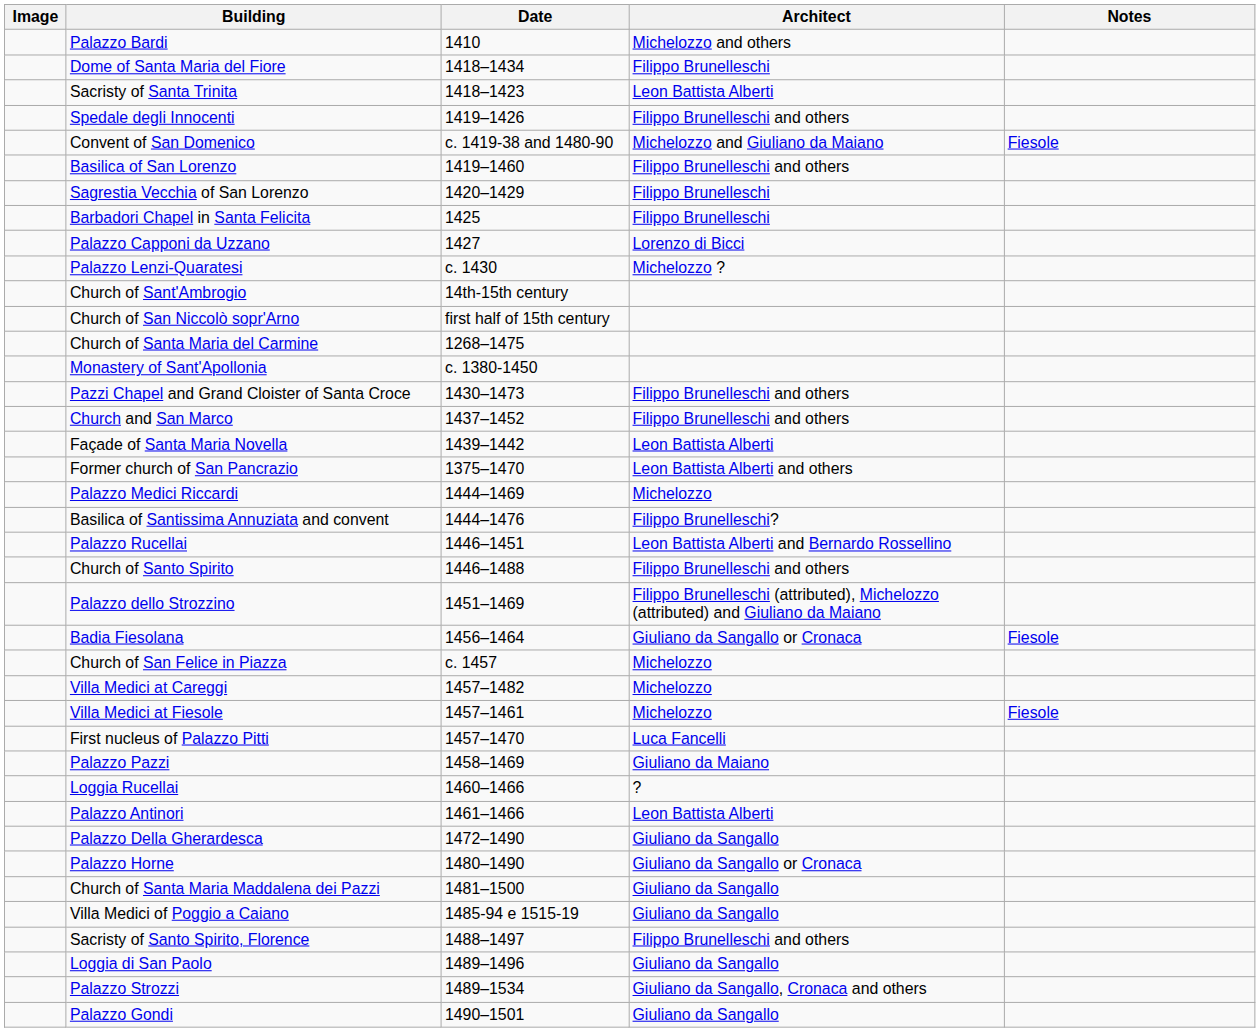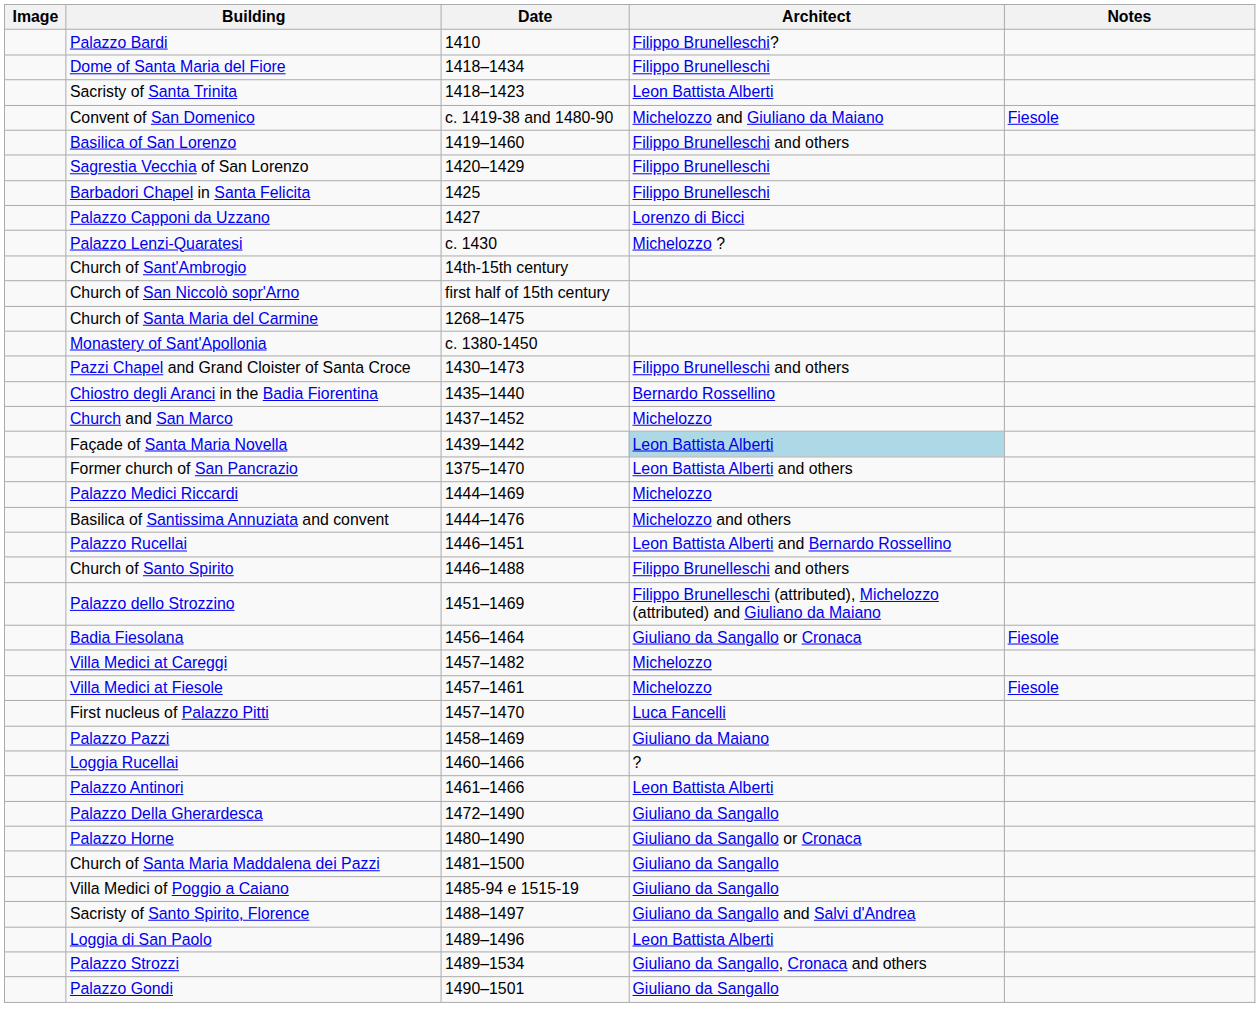(712, 42) Michelozzo and others -> (706, 42) Filippo Brunelleschi?
- row: (152, 117)
+ row: (224, 393)
(741, 419) Filippo Brunelleschi and others -> (672, 419) Michelozzo
(703, 444) no background -> (703, 444) lightblue background
(706, 519) Filippo Brunelleschi? -> (712, 519) Michelozzo and others
- row: (178, 662)
(741, 939) Filippo Brunelleschi and others -> (774, 914) Giuliano da Sangallo and Salvi d'Andrea
(706, 964) Giuliano da Sangallo -> (703, 939) Leon Battista Alberti
